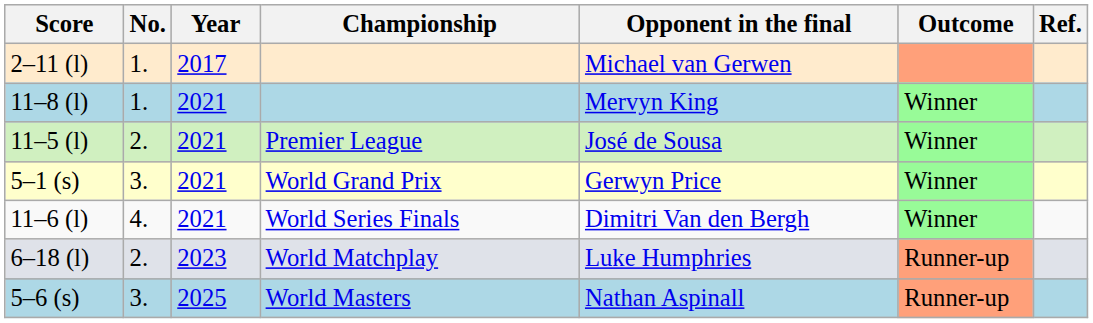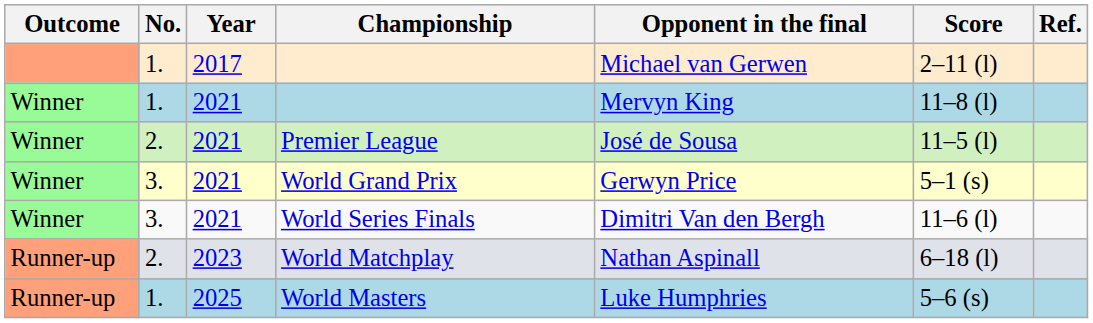columns swapped: (966, 24) <-> (64, 24)
(139, 219) 4. -> (154, 219) 3.
(668, 258) Luke Humphries -> (680, 258) Nathan Aspinall
(139, 297) 3. -> (154, 297) 1.
(665, 297) Nathan Aspinall -> (684, 297) Luke Humphries
